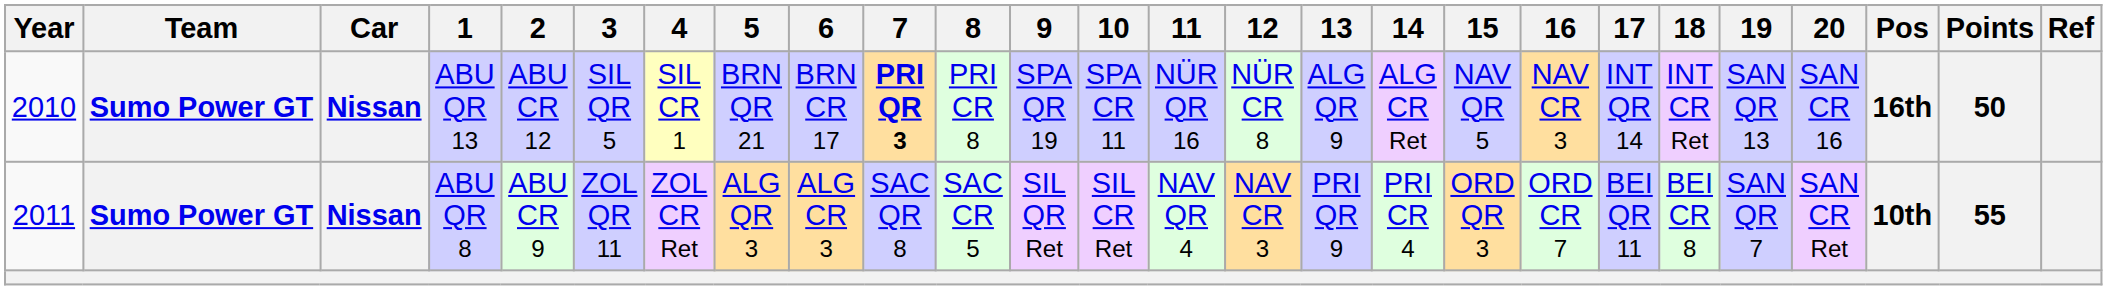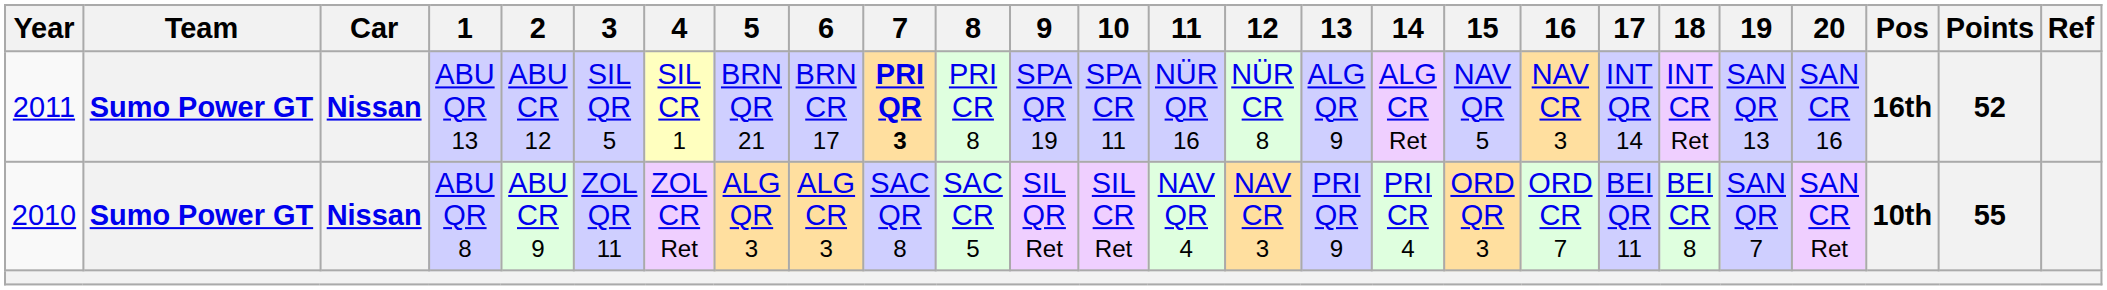(44, 106) 2010 -> (44, 106) 2011
(1990, 106) 50 -> (1990, 106) 52
(44, 216) 2011 -> (44, 216) 2010
